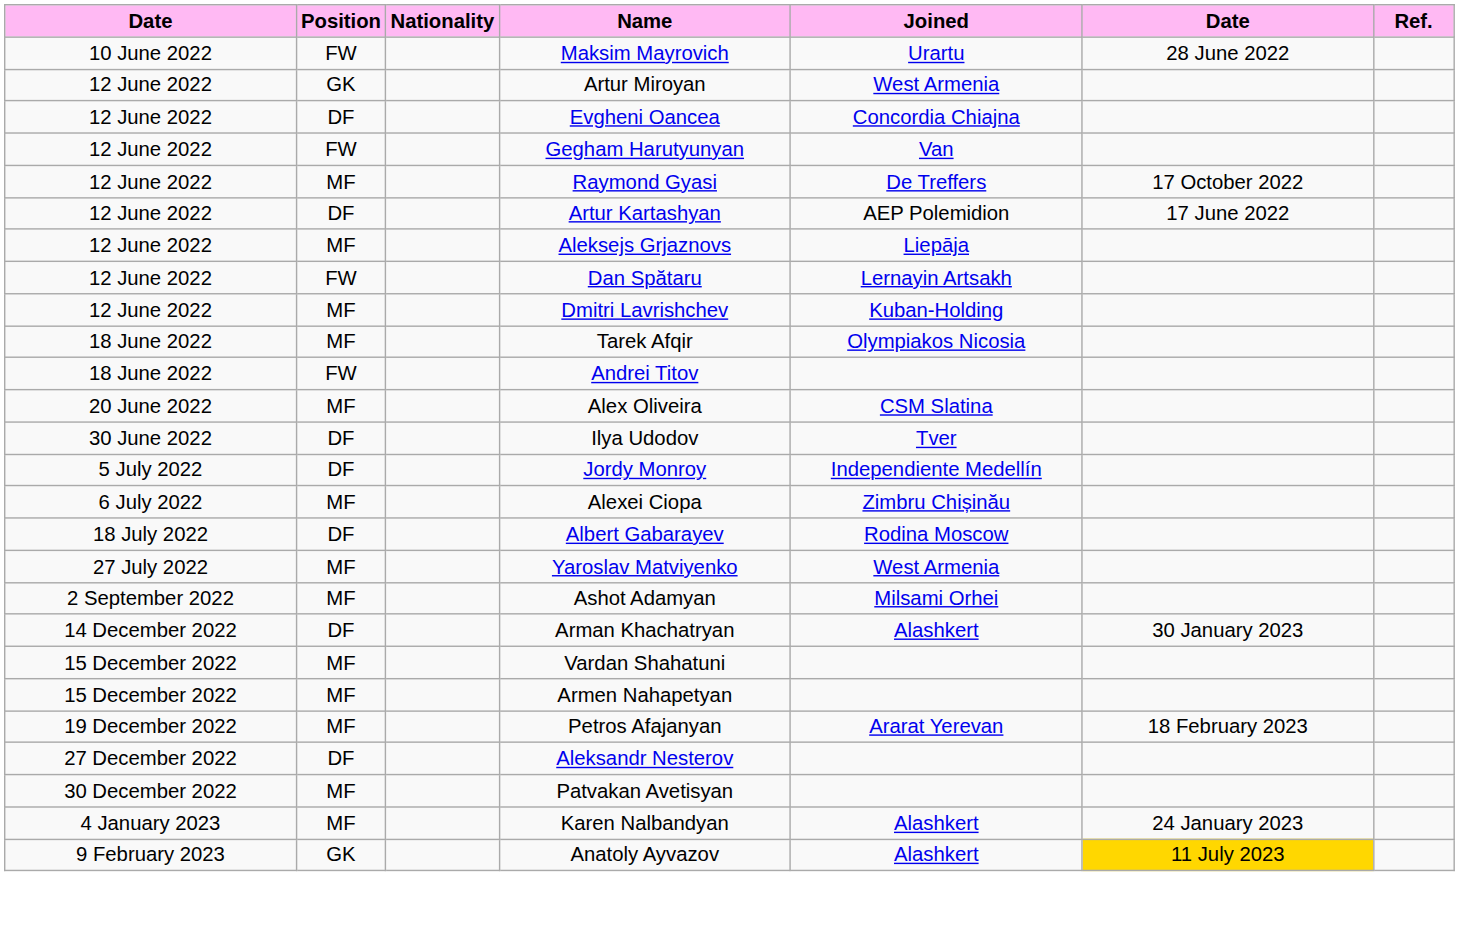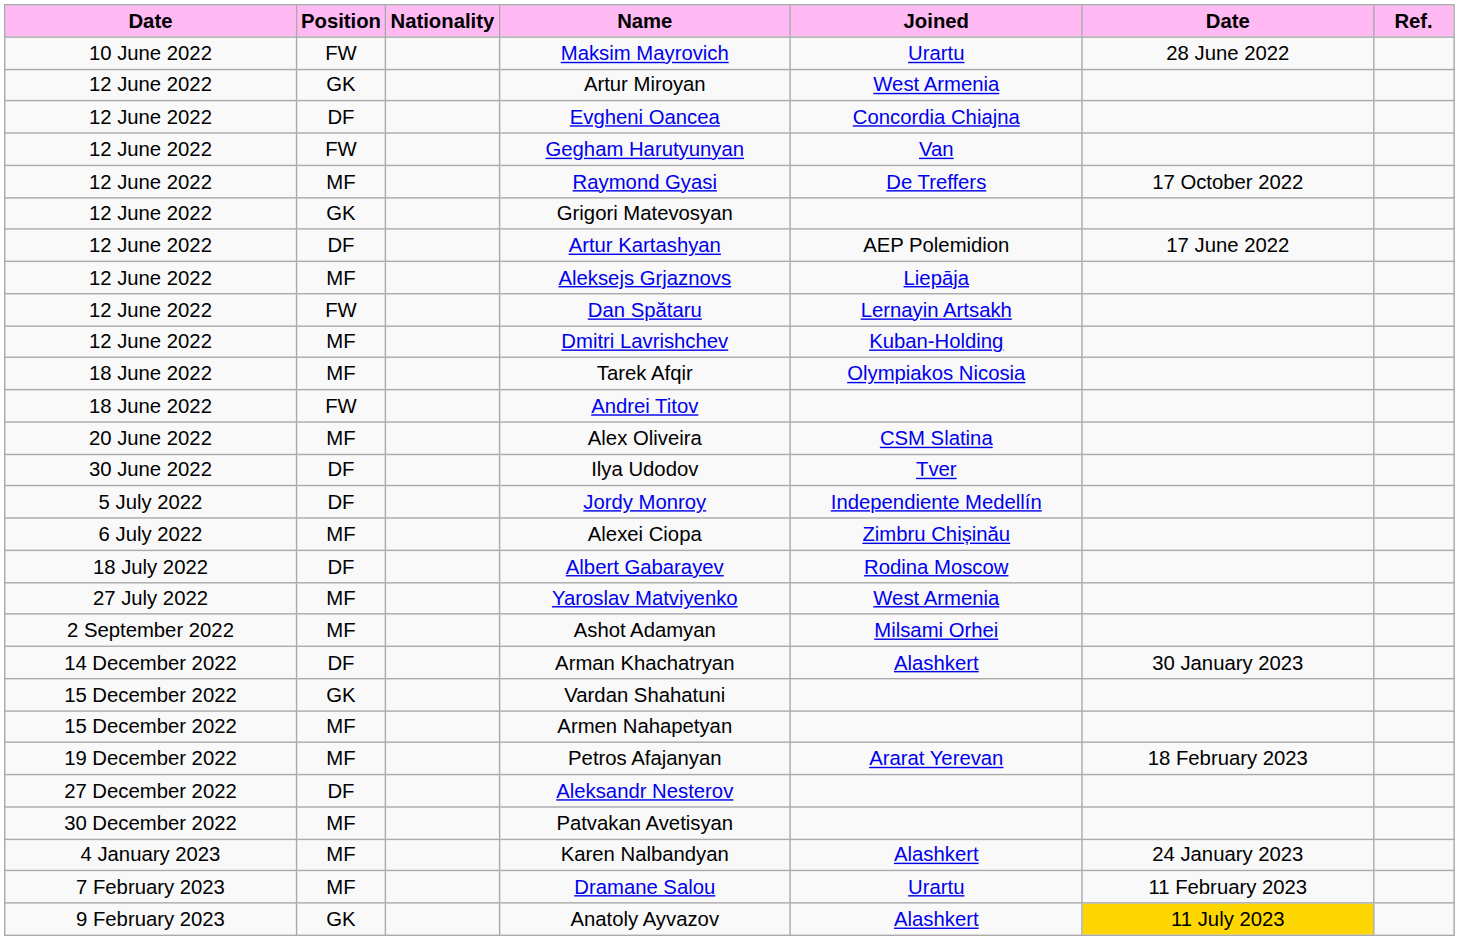+ row: (645, 214)
(341, 663) MF -> (341, 695) GK
+ row: (645, 887)
